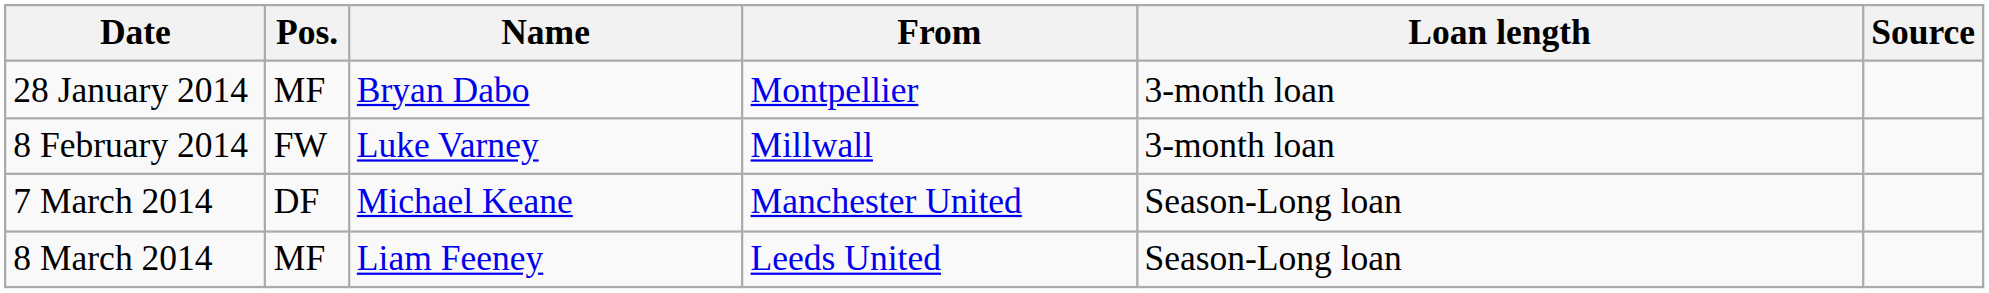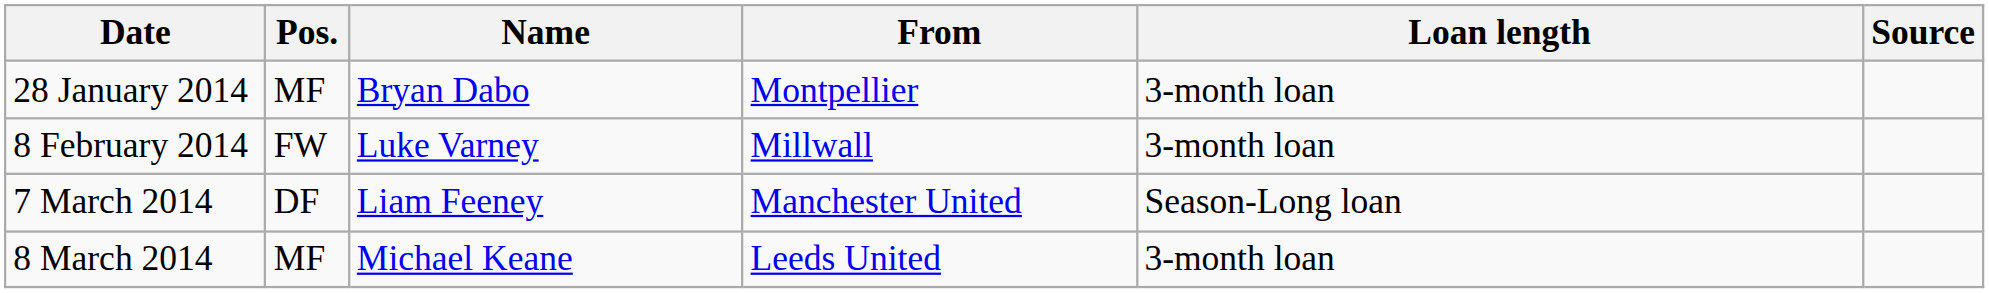(465, 201) Michael Keane -> (450, 201) Liam Feeney
(450, 257) Liam Feeney -> (465, 257) Michael Keane
(1273, 257) Season-Long loan -> (1240, 257) 3-month loan
